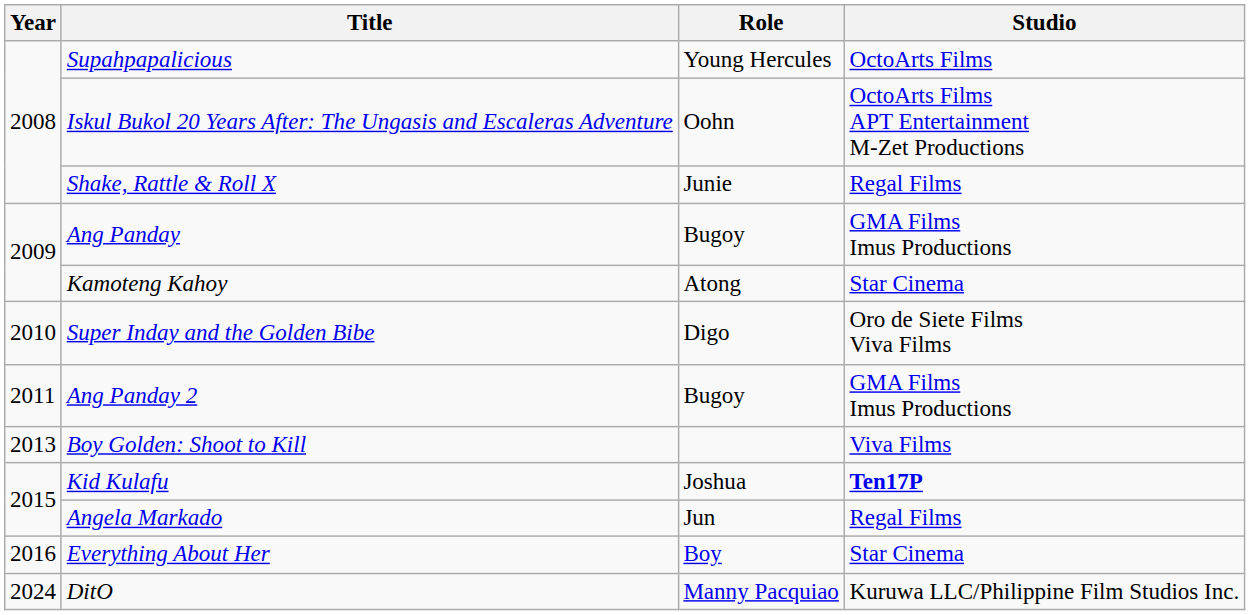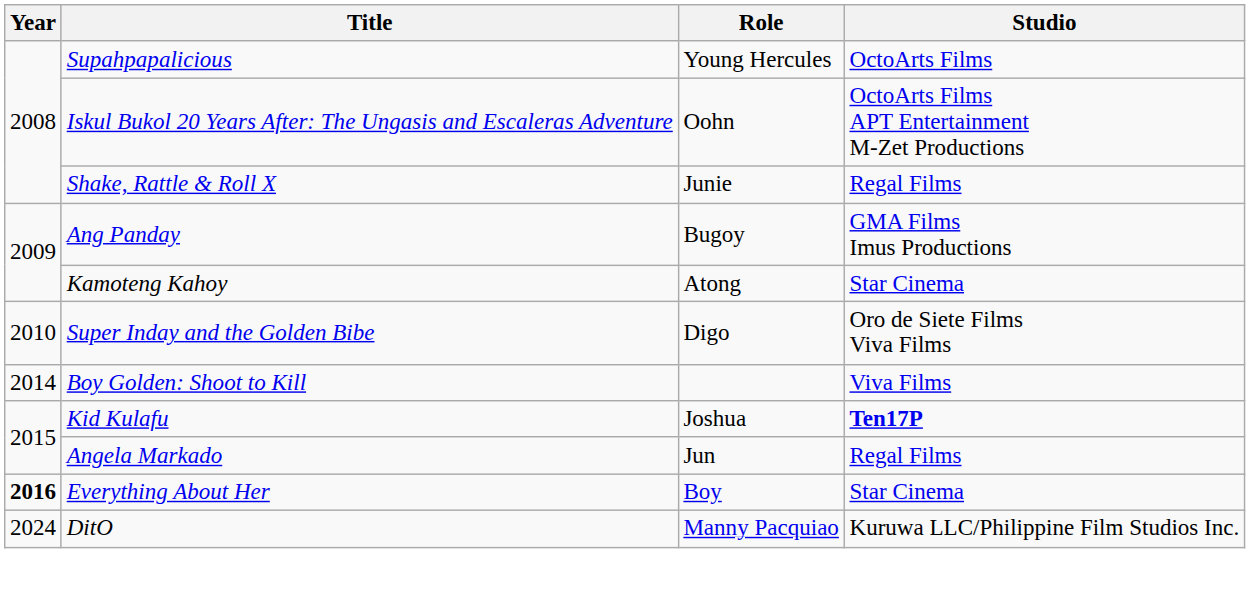- row: (132, 395)
(33, 444) 2013 -> (33, 382) 2014
(33, 554) normal -> (33, 491) bold
